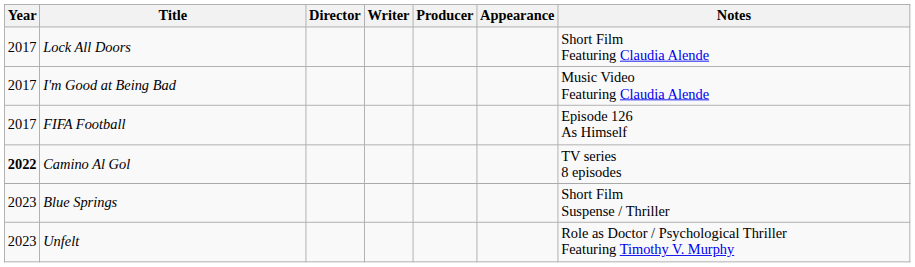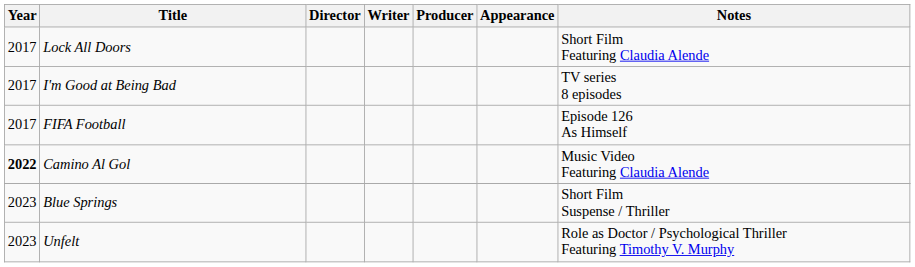(635, 85) Music Video Featuring Claudia Alende -> (591, 85) TV series 8 episodes
(591, 163) TV series 8 episodes -> (635, 163) Music Video Featuring Claudia Alende
